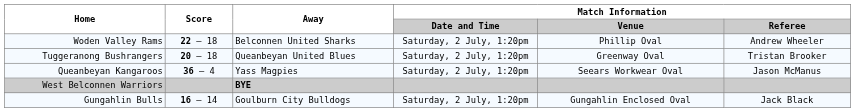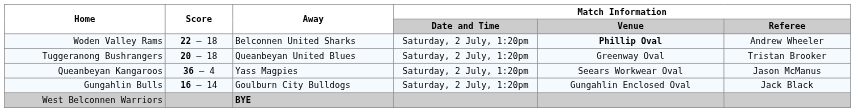(631, 41) normal -> (631, 41) bold
rows swapped: (123, 100) <-> (102, 85)
